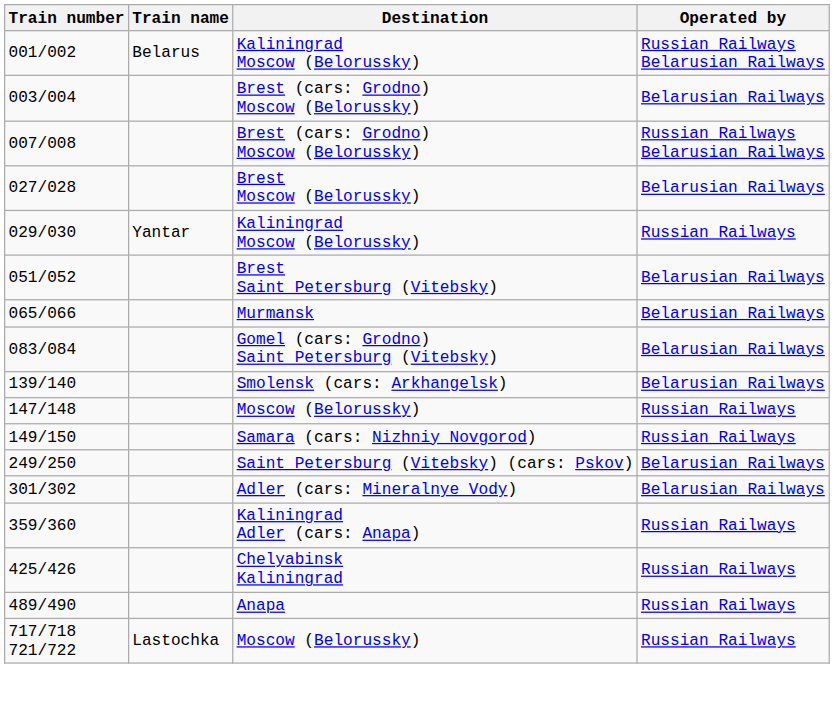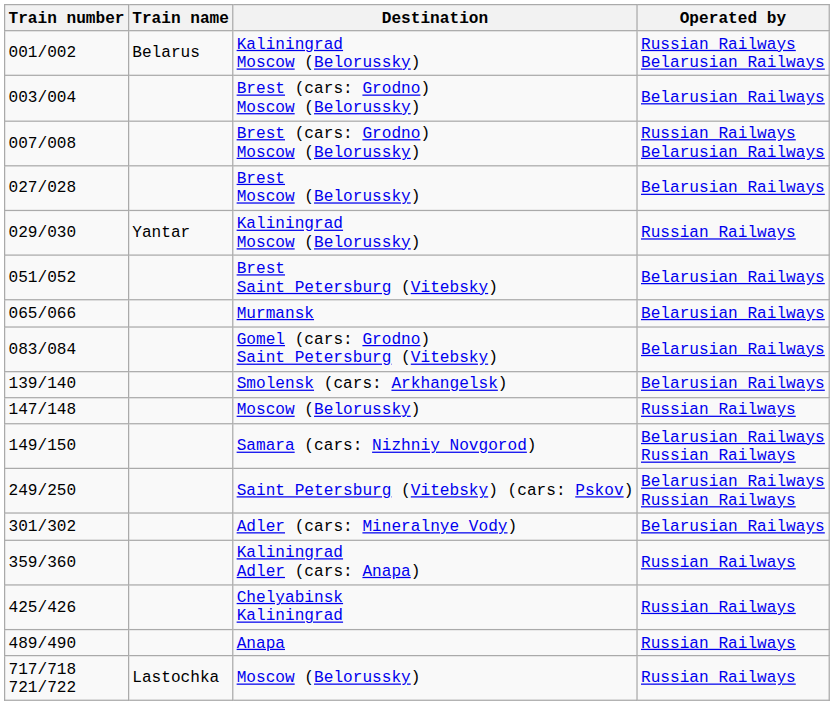(718, 437) Russian Railways -> (733, 446) Belarusian Railways Russian Railways
(733, 463) Belarusian Railways -> (733, 491) Belarusian Railways Russian Railways
